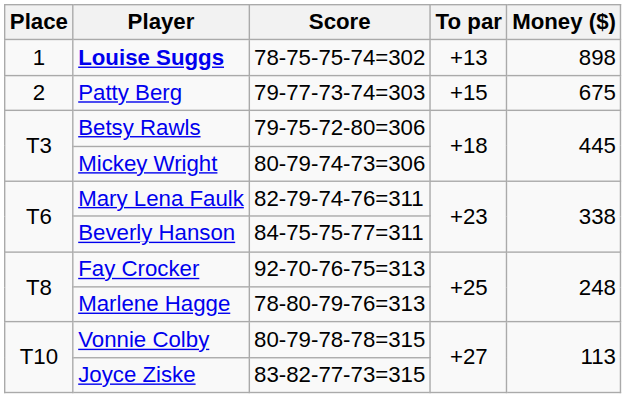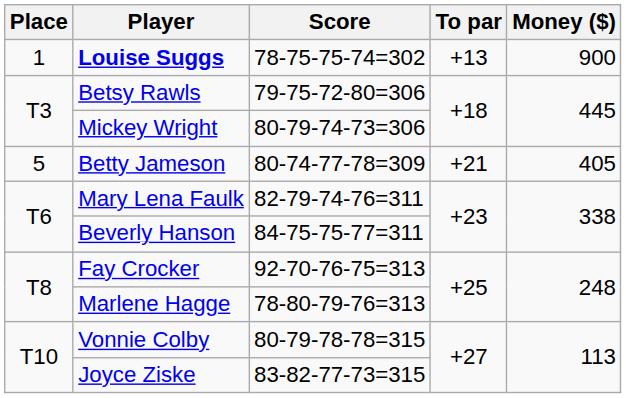(597, 57) 898 -> (597, 57) 900
- row: (130, 92)
+ row: (152, 163)
